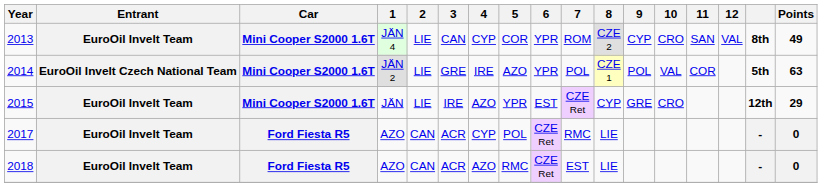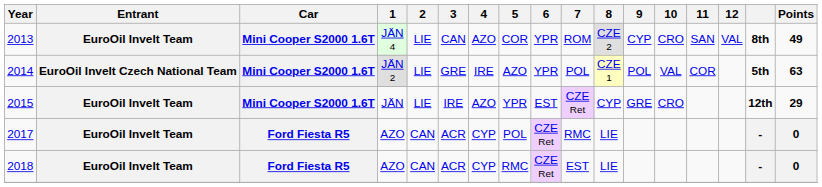(484, 39) CYP -> (484, 39) AZO
(484, 166) AZO -> (484, 166) CYP
